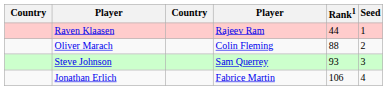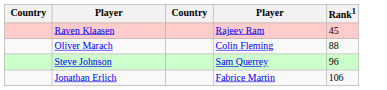- column: (370, 13)
(334, 30) 44 -> (334, 30) 45
(334, 62) 93 -> (334, 62) 96
